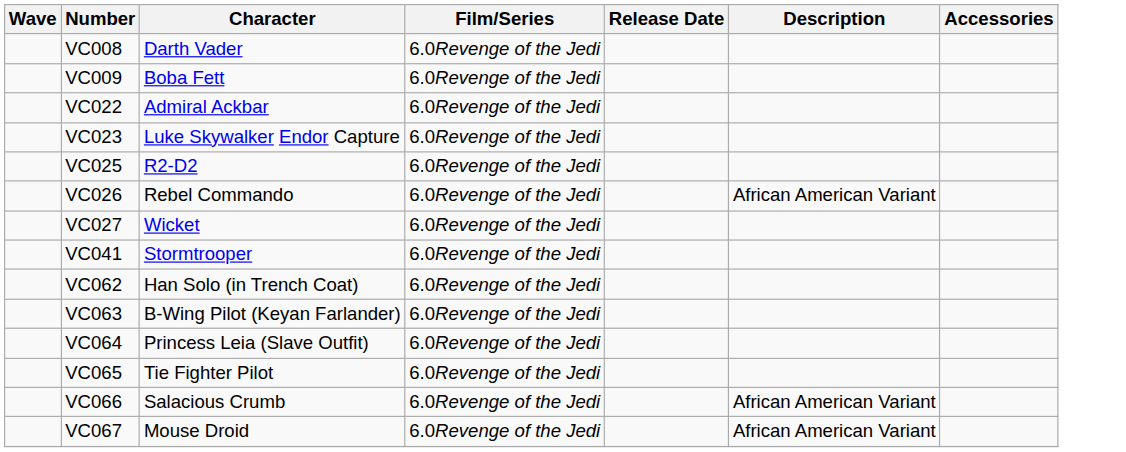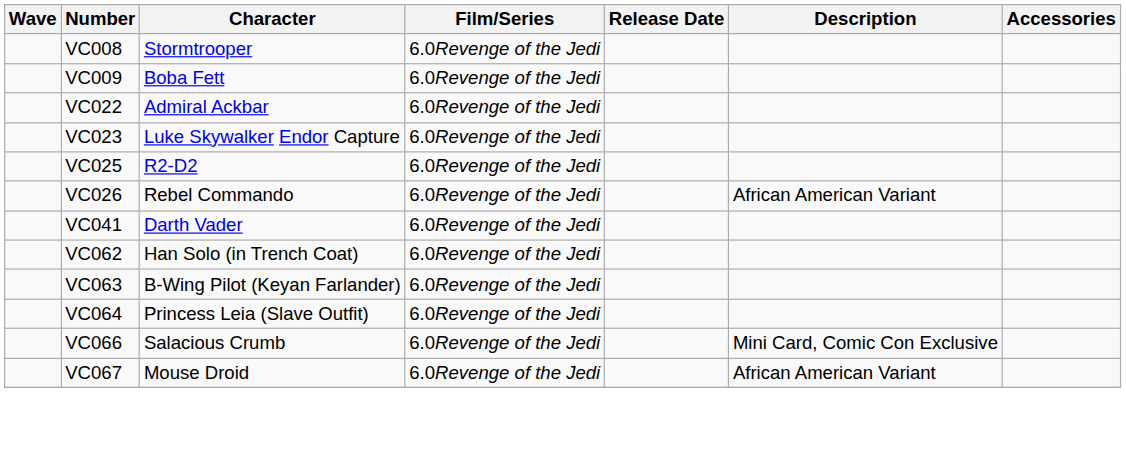(193, 48) Darth Vader -> (198, 48) Stormtrooper
- row: (94, 225)
(198, 254) Stormtrooper -> (193, 225) Darth Vader
- row: (94, 372)
(834, 401) African American Variant -> (865, 343) Mini Card, Comic Con Exclusive
